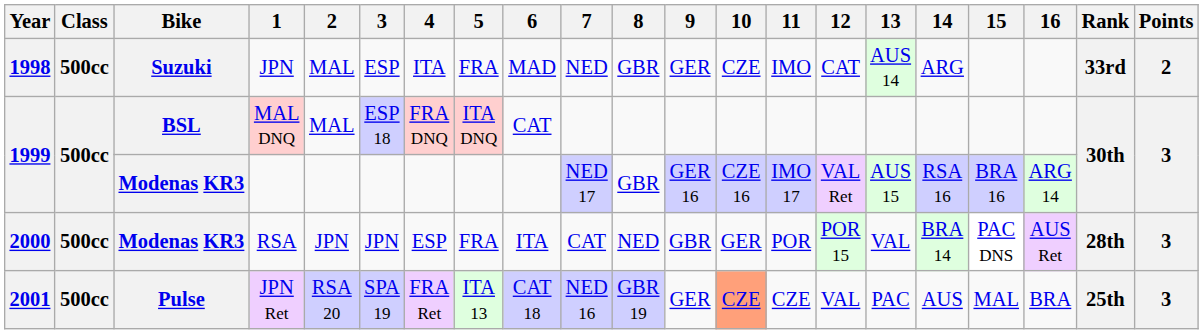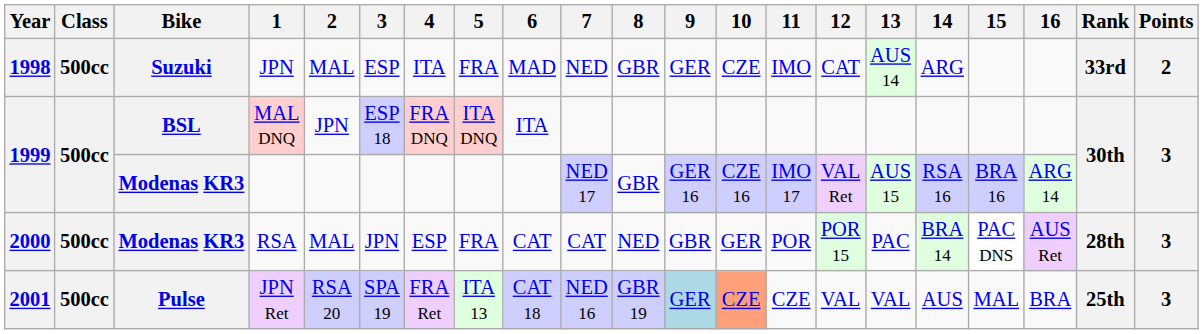(332, 125) MAL -> (332, 125) JPN
(532, 125) CAT -> (532, 125) ITA
(332, 241) JPN -> (332, 241) MAL
(532, 241) ITA -> (532, 241) CAT
(891, 241) VAL -> (891, 241) PAC
(690, 300) no background -> (690, 300) lightblue background
(891, 300) PAC -> (891, 300) VAL
